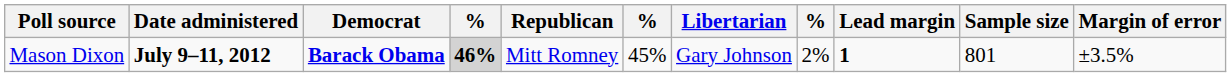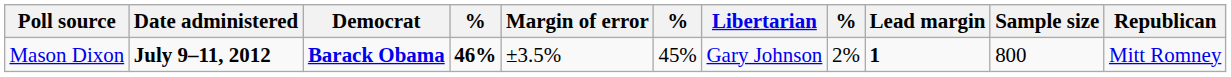columns swapped: (562, 21) <-> (1150, 21)
(475, 54) lightgrey background -> (475, 54) no background
(980, 54) 801 -> (1011, 54) 800
